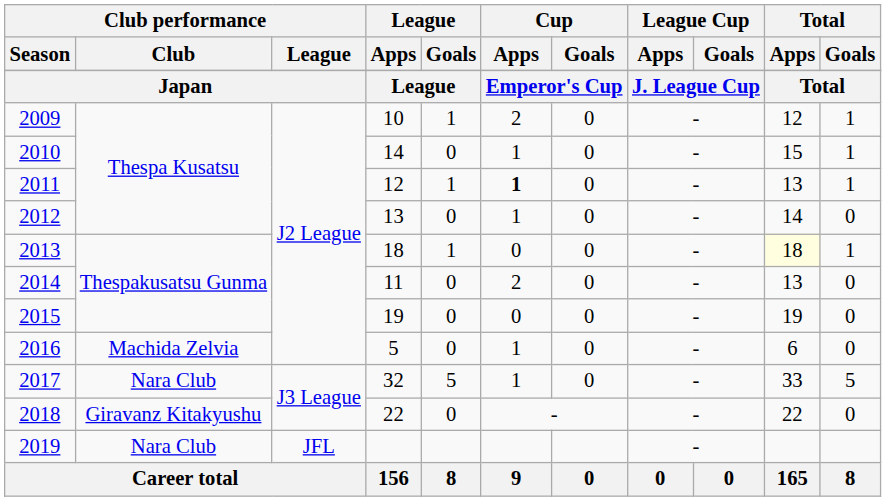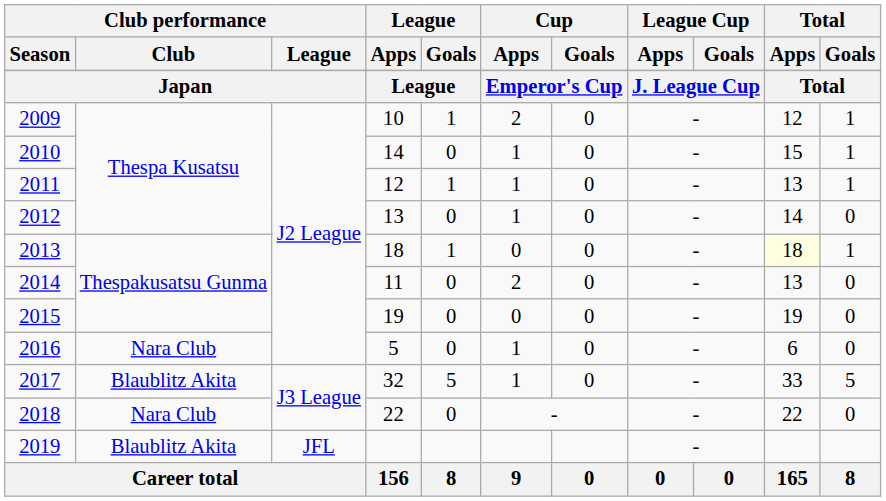(516, 184) bold -> (516, 184) normal
(173, 348) Machida Zelvia -> (173, 348) Nara Club
(173, 380) Nara Club -> (173, 380) Blaublitz Akita
(173, 413) Giravanz Kitakyushu -> (173, 413) Nara Club
(173, 446) Nara Club -> (173, 446) Blaublitz Akita
